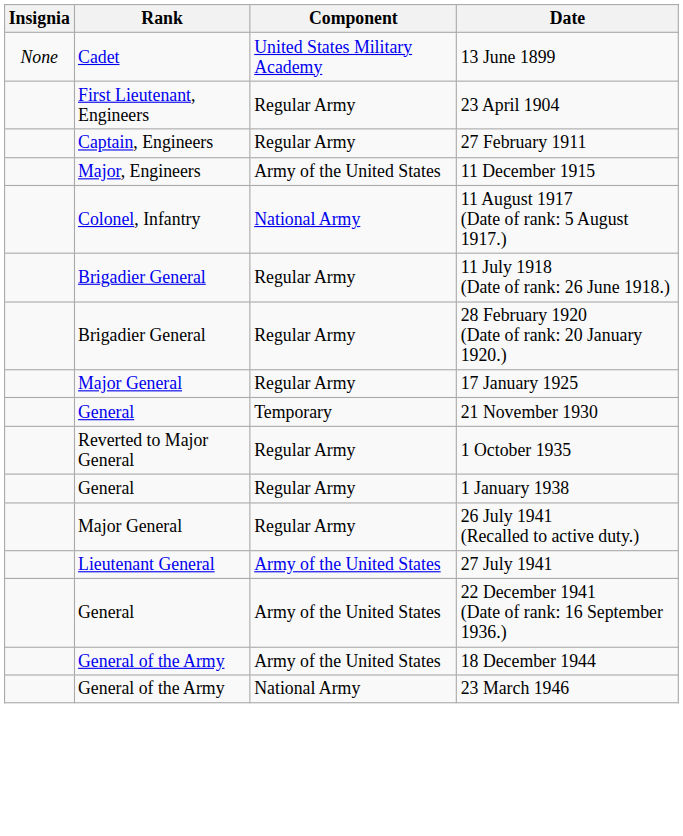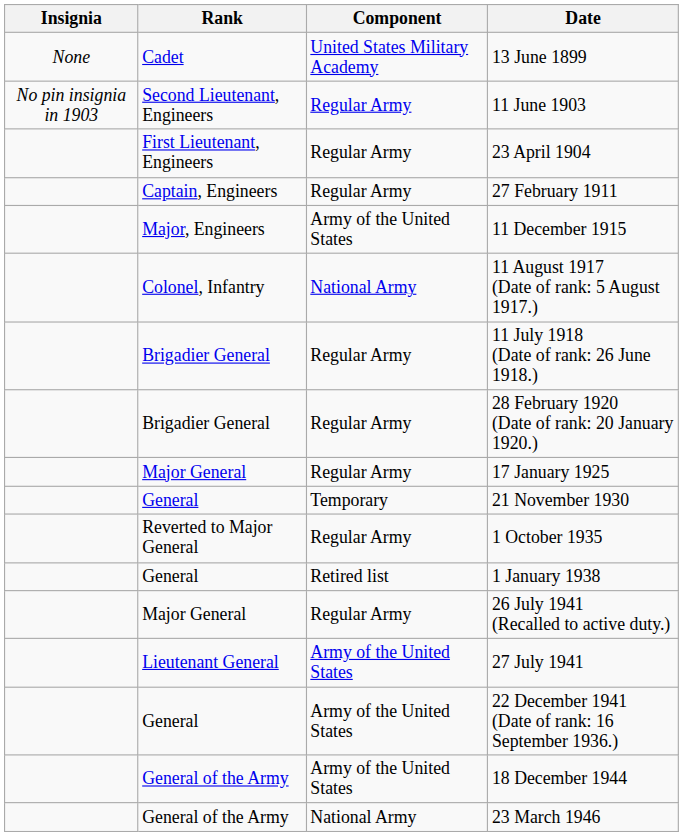+ row: (539, 104)
(305, 488) Regular Army -> (350, 576) Retired list
